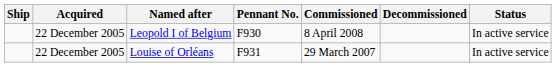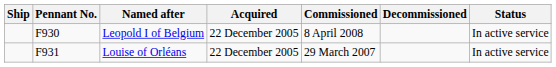columns swapped: (268, 14) <-> (80, 14)
